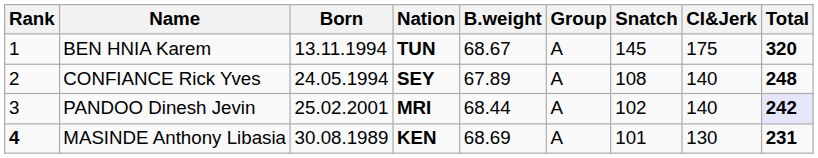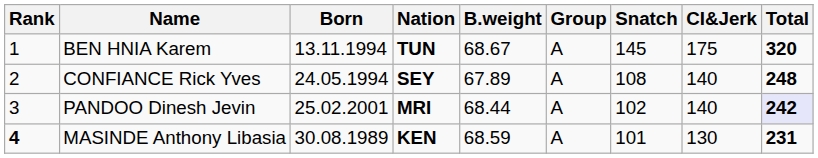(487, 138) 68.69 -> (487, 138) 68.59
